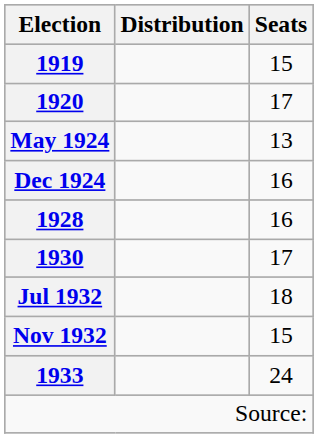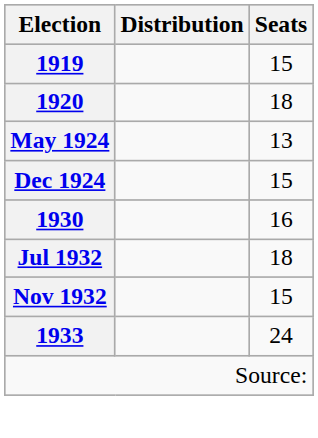(281, 102) 17 -> (281, 102) 18
(281, 180) 16 -> (281, 180) 15
- row: (60, 219)
(281, 258) 17 -> (281, 219) 16
